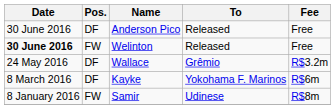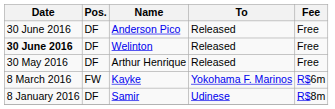(93, 46) FW -> (91, 46) DF
+ row: (149, 63)
- row: (130, 63)
(91, 79) DF -> (93, 79) FW
(93, 96) FW -> (91, 96) DF
